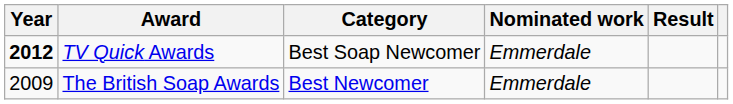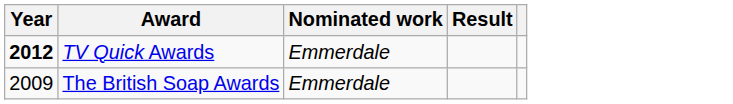- column: (384, 20)
